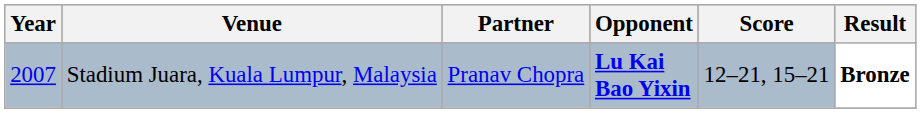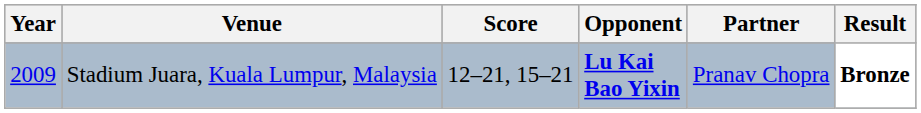columns swapped: (516, 23) <-> (767, 23)
(33, 75) 2007 -> (33, 75) 2009
